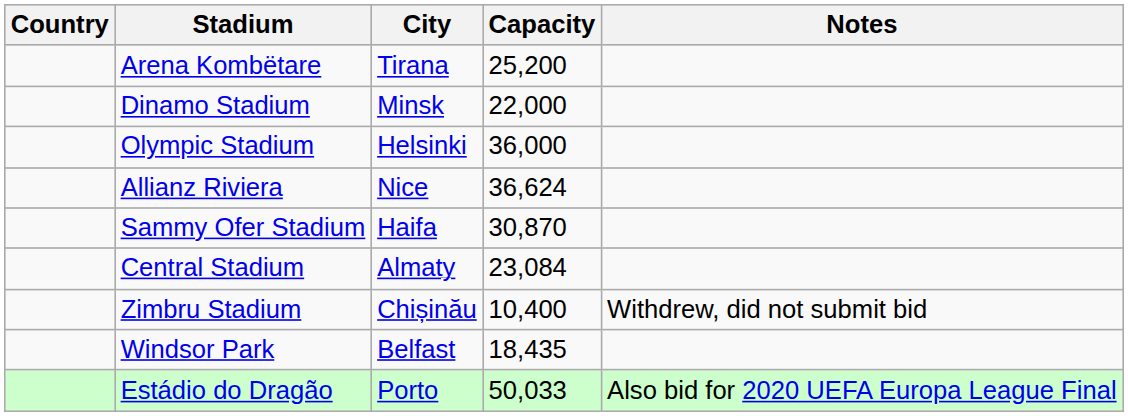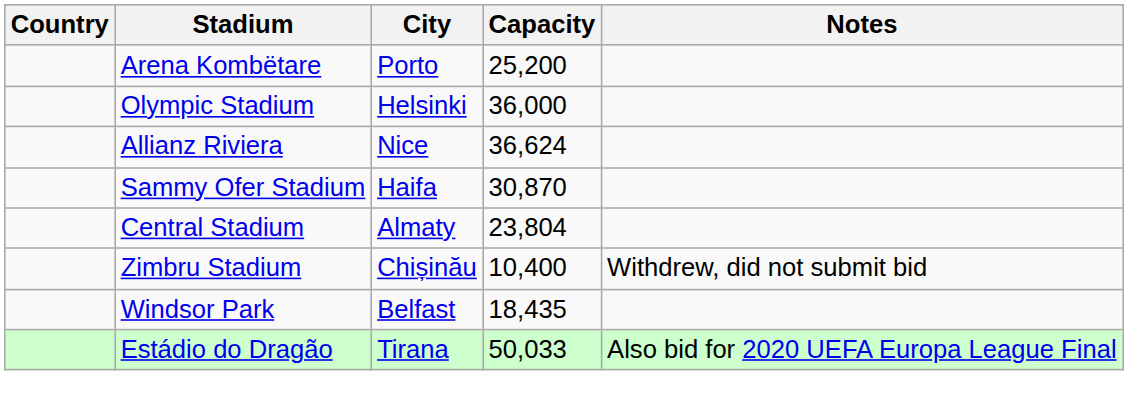(413, 65) Tirana -> (408, 65) Porto
- row: (215, 106)
(528, 268) 23,084 -> (528, 227) 23,804
(408, 390) Porto -> (413, 349) Tirana
